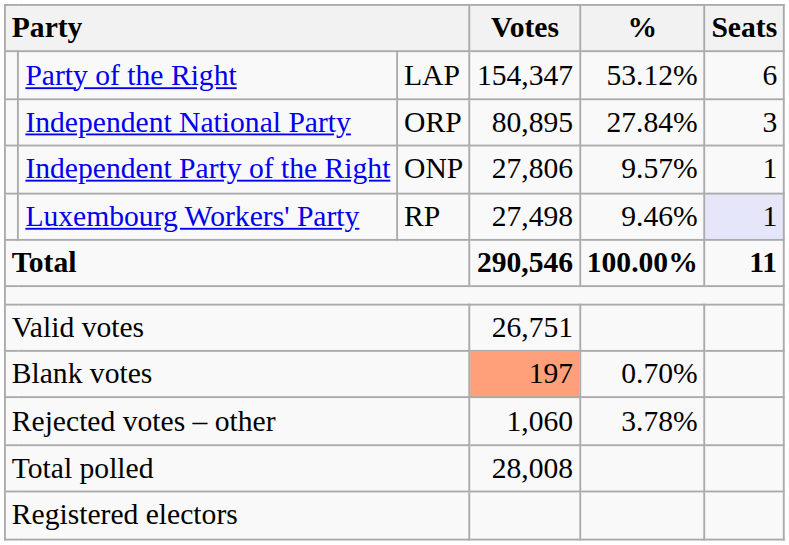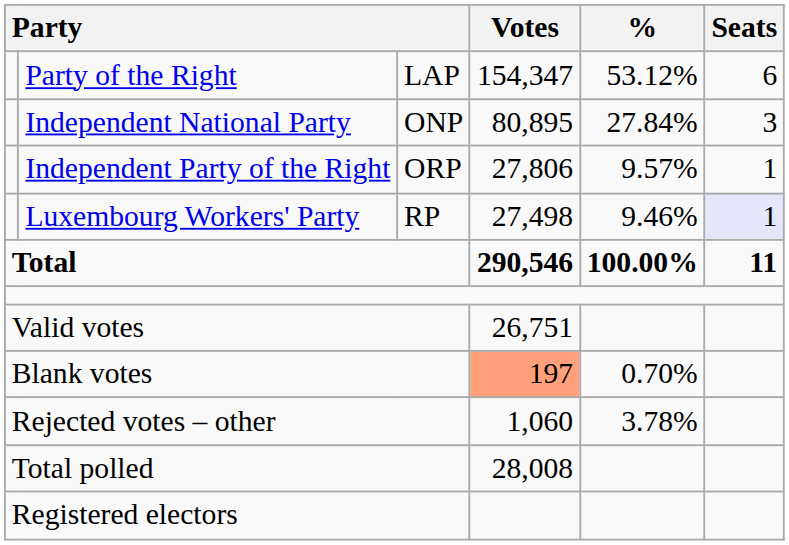(433, 121) ORP -> (434, 121) ONP
(434, 168) ONP -> (433, 168) ORP
